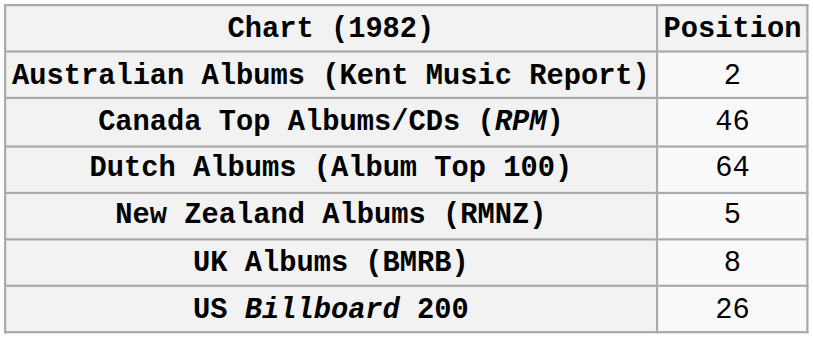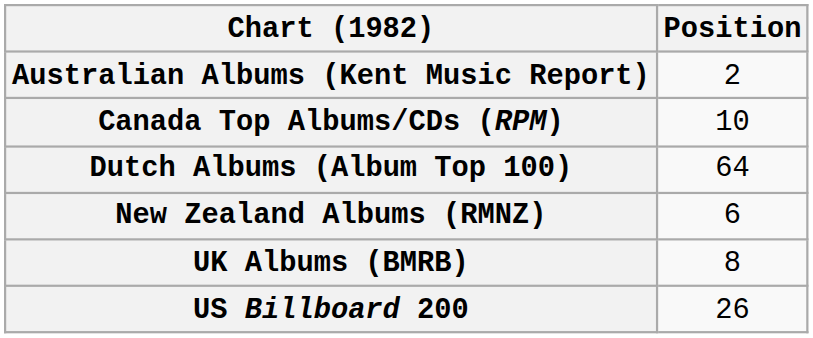(733, 122) 46 -> (733, 122) 10
(733, 216) 5 -> (733, 216) 6
